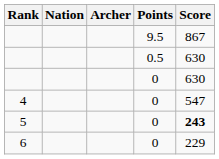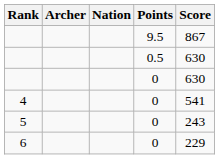columns swapped: (111, 15) <-> (65, 15)
(195, 100) 547 -> (195, 100) 541
(195, 121) bold -> (195, 121) normal
